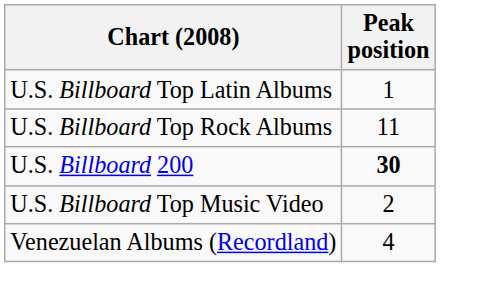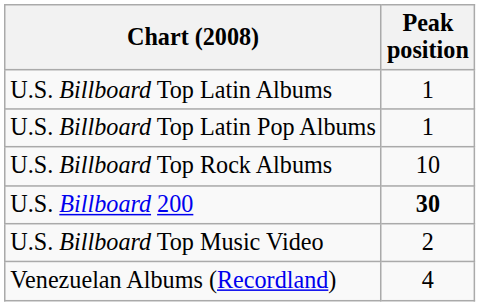+ row: (193, 127)
(388, 127) 11 -> (428, 165) 10
